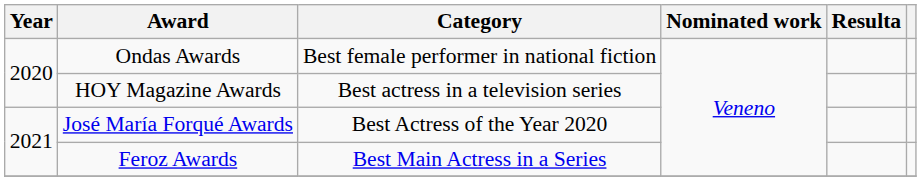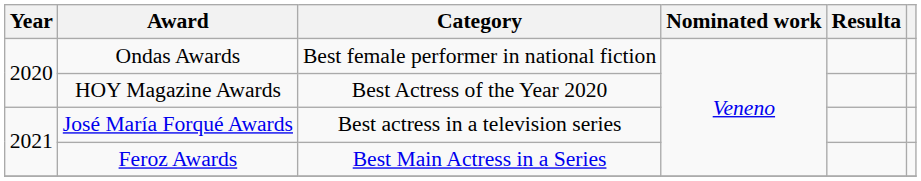(480, 90) Best actress in a television series -> (480, 90) Best Actress of the Year 2020
(480, 124) Best Actress of the Year 2020 -> (480, 124) Best actress in a television series
